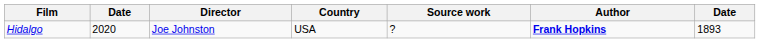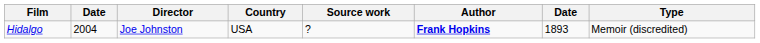+ column: (672, 12)
(104, 29) 2020 -> (85, 29) 2004
